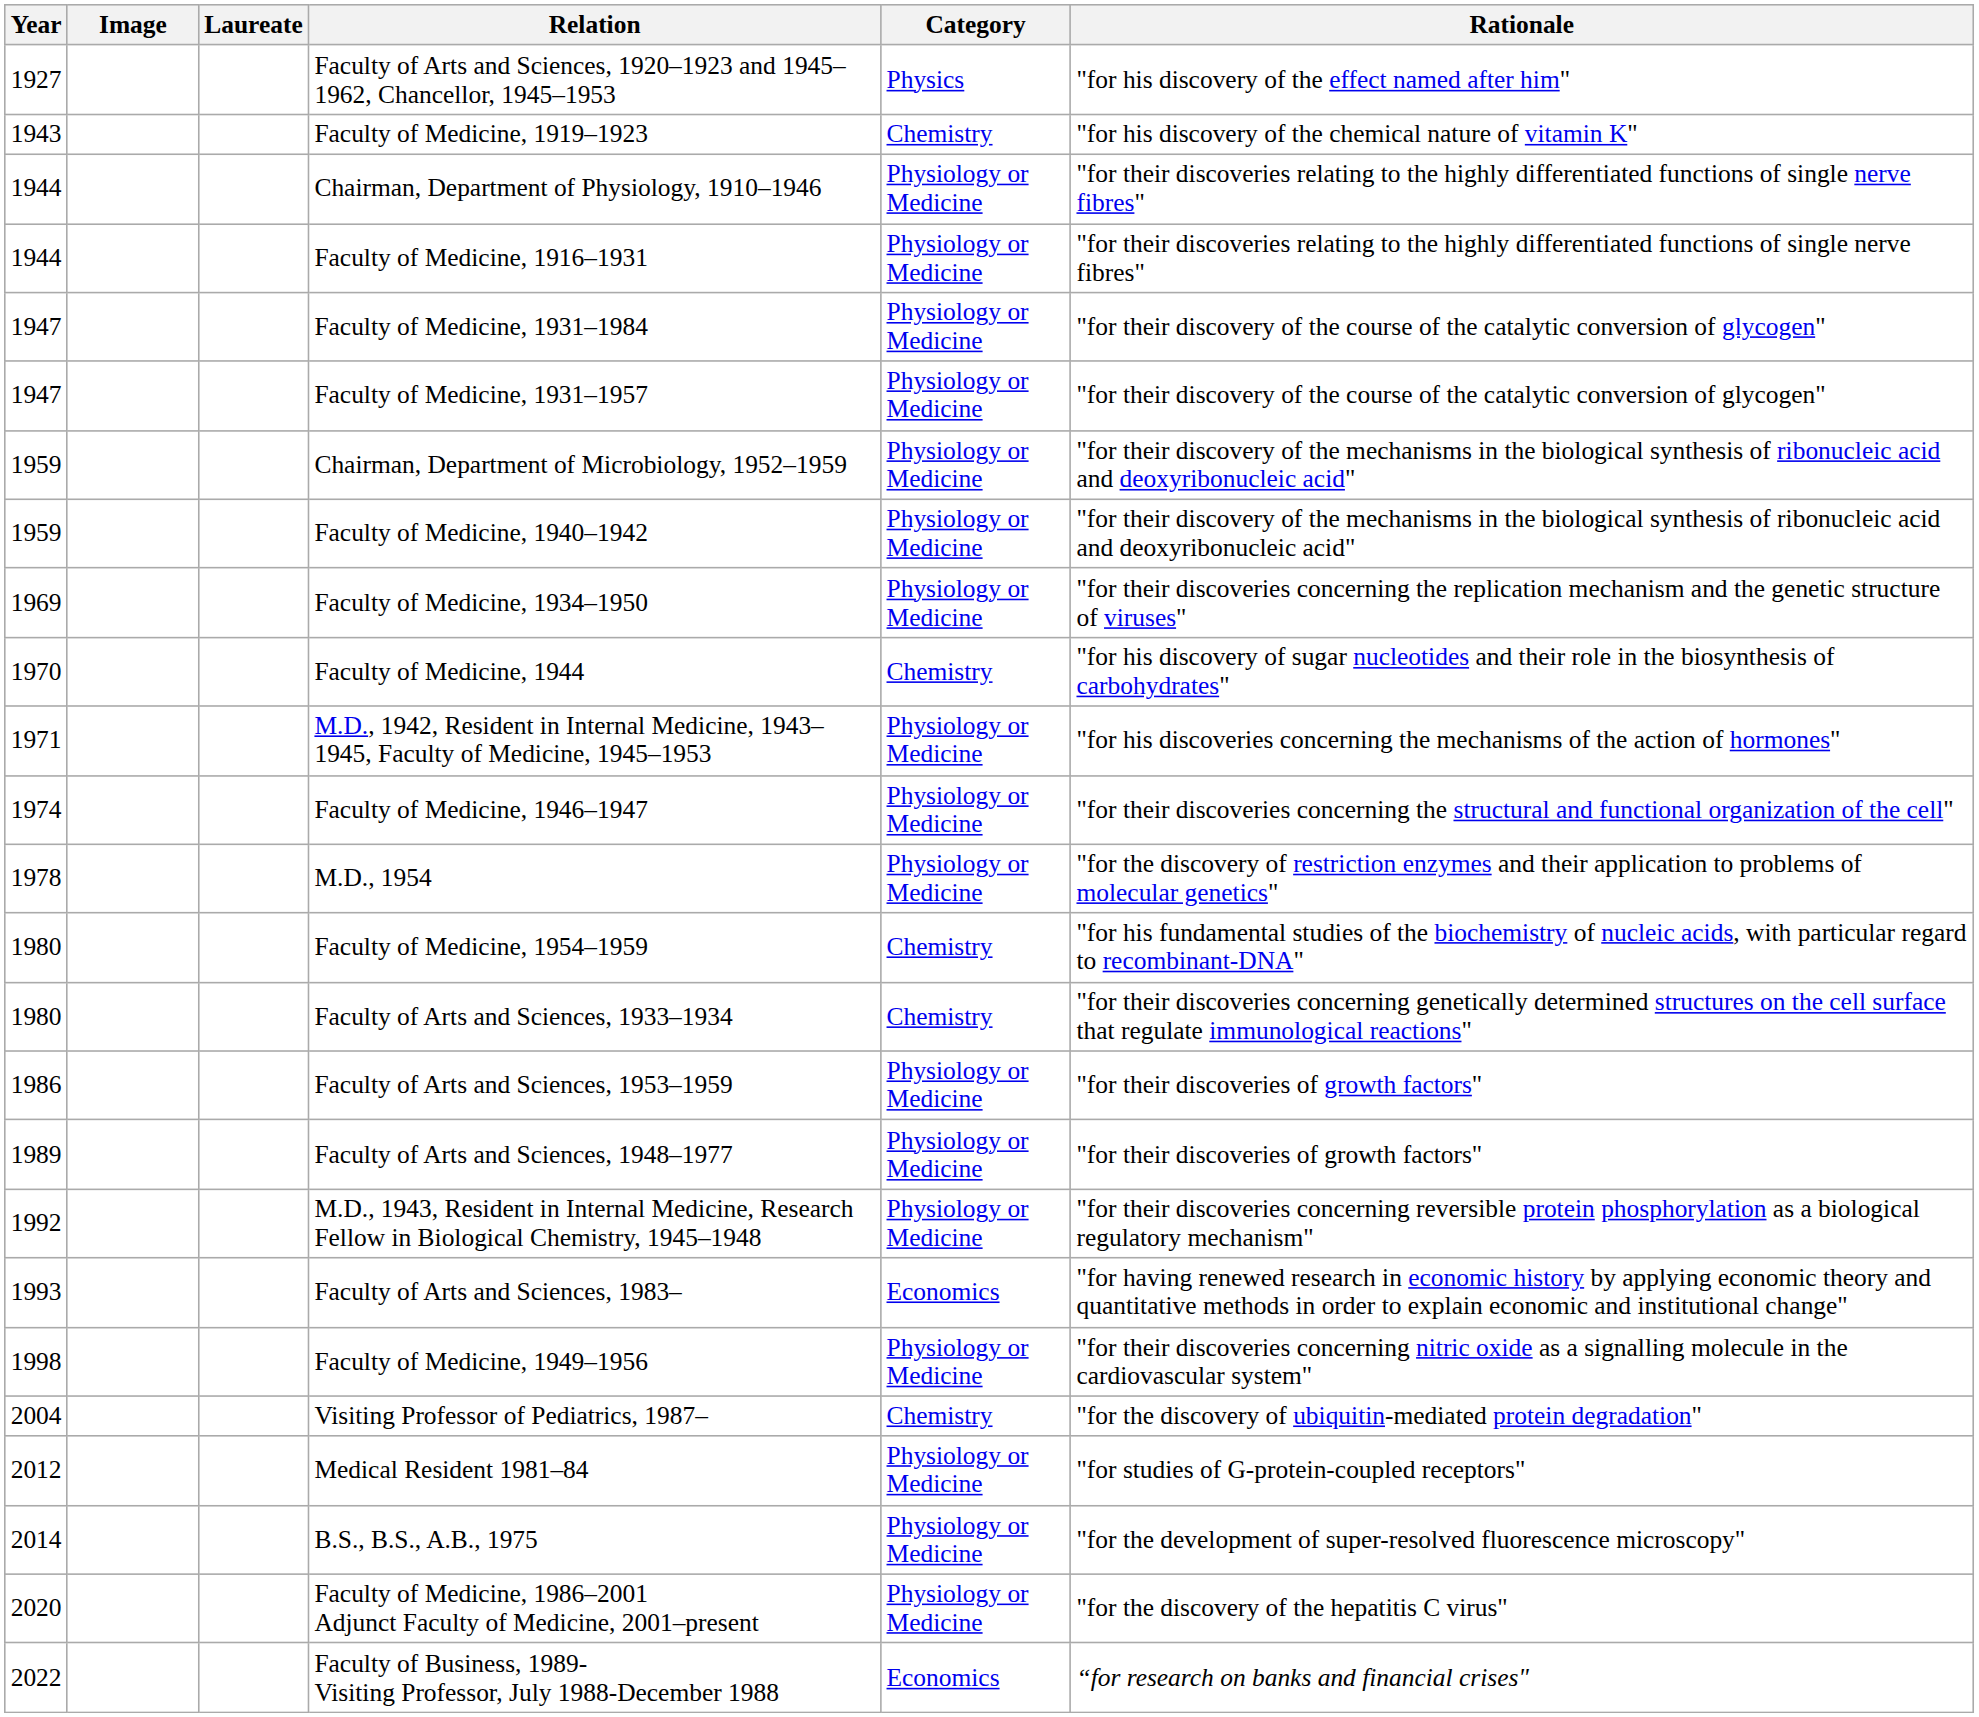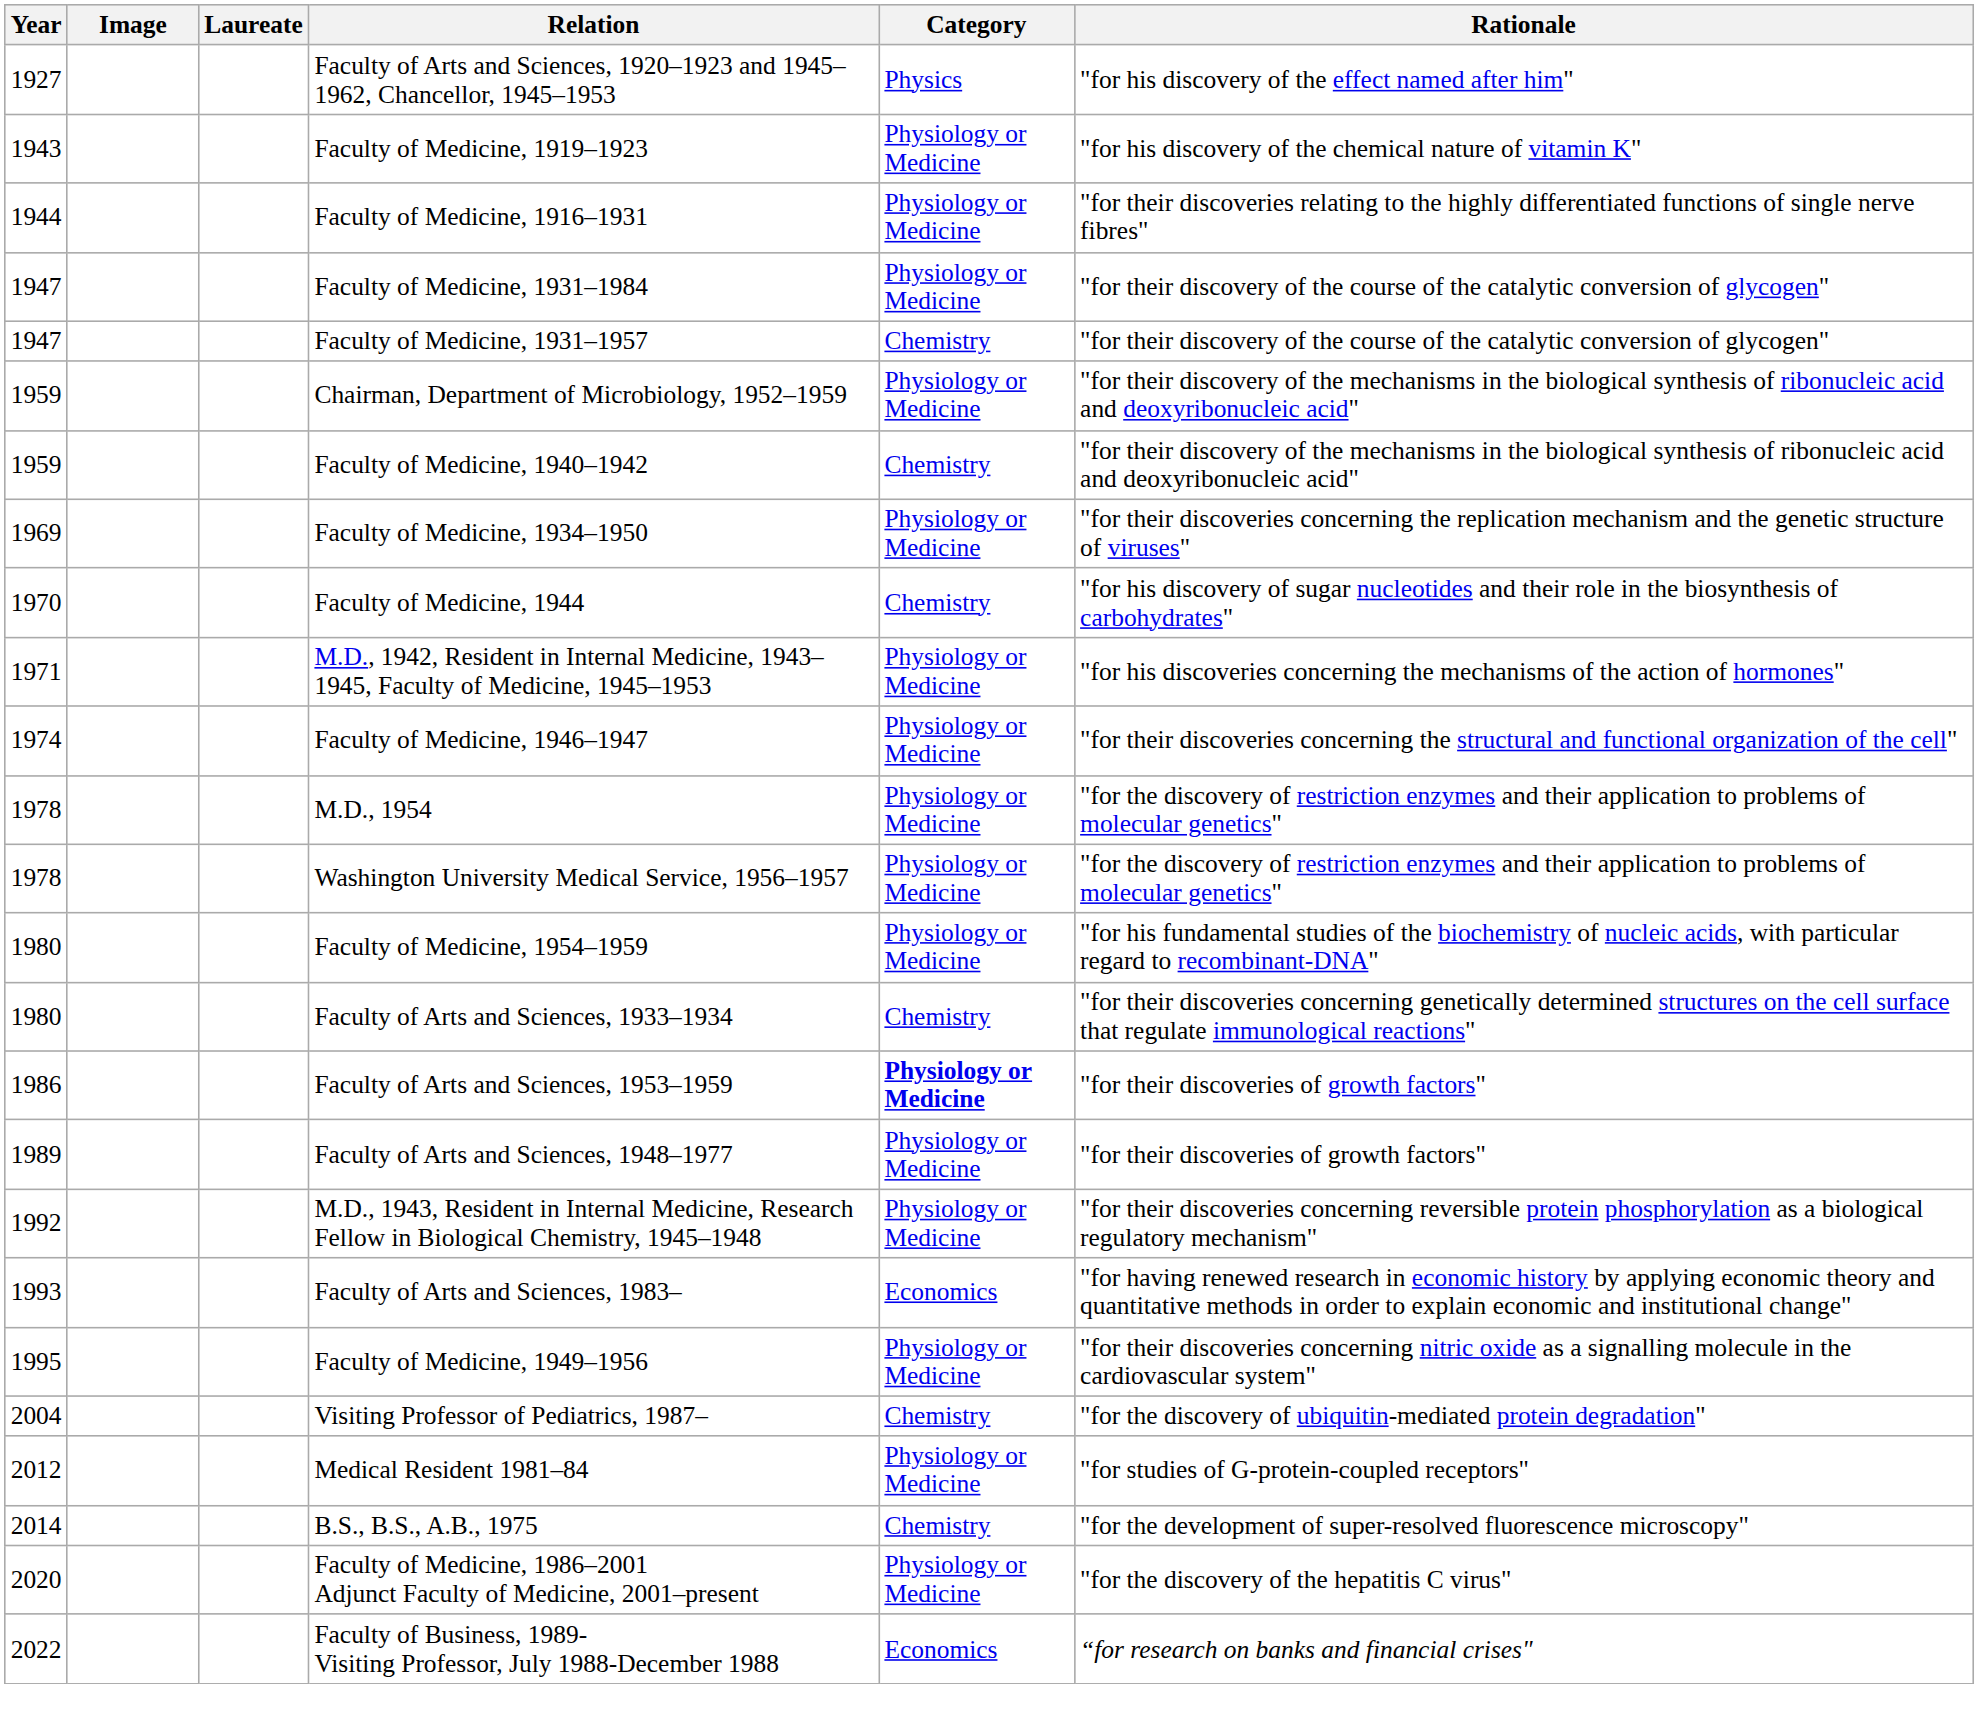(940, 133) Chemistry -> (955, 148) Physiology or Medicine
- row: (568, 188)
(958, 395) Physiology or Medicine -> (937, 340) Chemistry
(958, 533) Physiology or Medicine -> (937, 464) Chemistry
+ row: (582, 878)
(940, 947) Chemistry -> (955, 947) Physiology or Medicine
(958, 1085) normal -> (958, 1085) bold
(36, 1361) 1998 -> (36, 1361) 1995
(958, 1539) Physiology or Medicine -> (937, 1525) Chemistry
